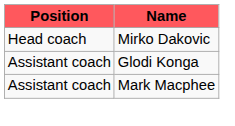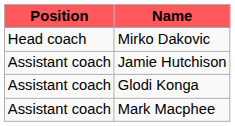+ row: (172, 62)
